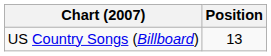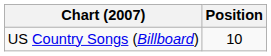(234, 39) 13 -> (234, 39) 10
